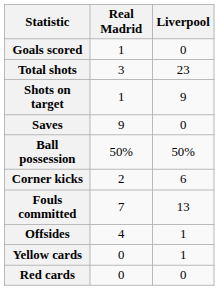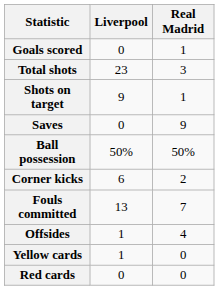columns swapped: (183, 21) <-> (121, 21)
